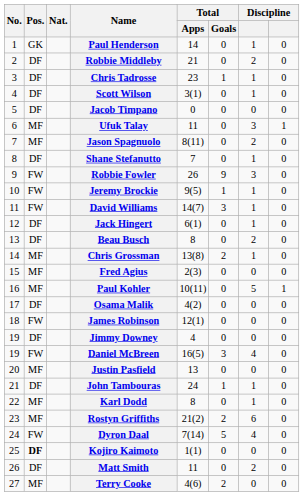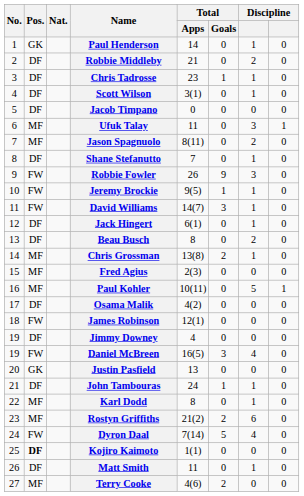(35, 369) MF -> (35, 369) GK
(254, 467) 2 -> (254, 467) 1
